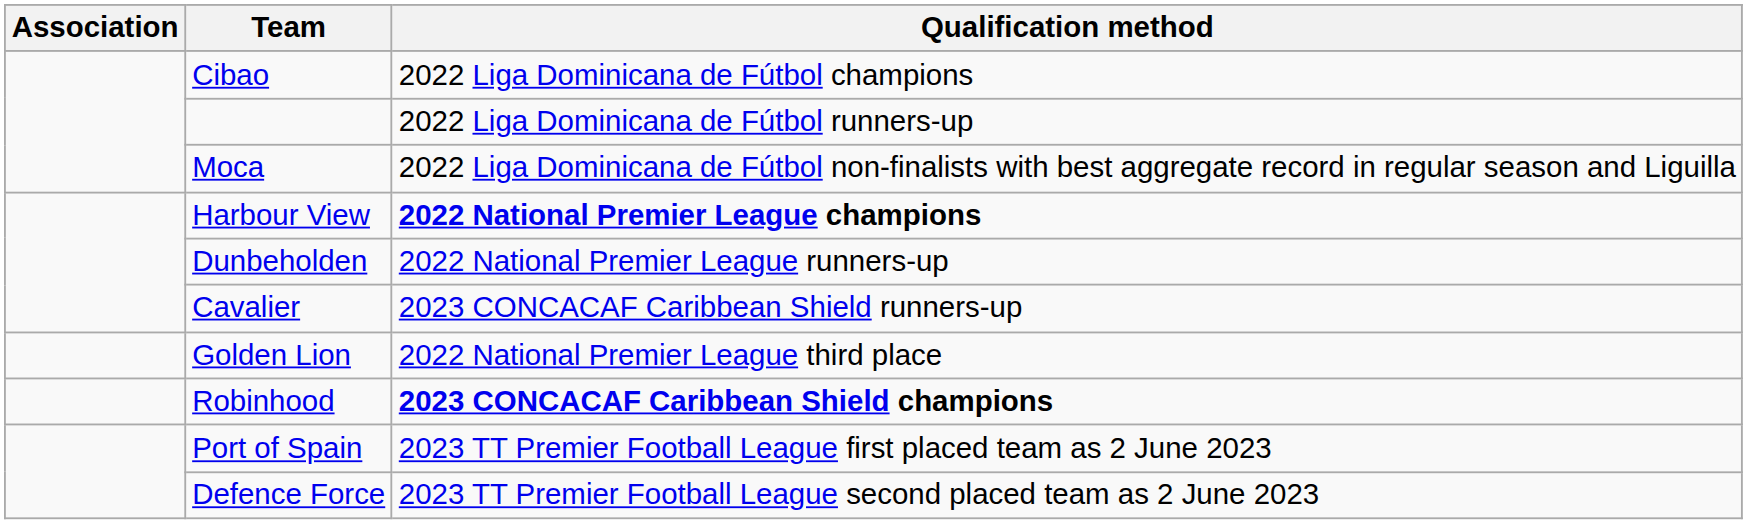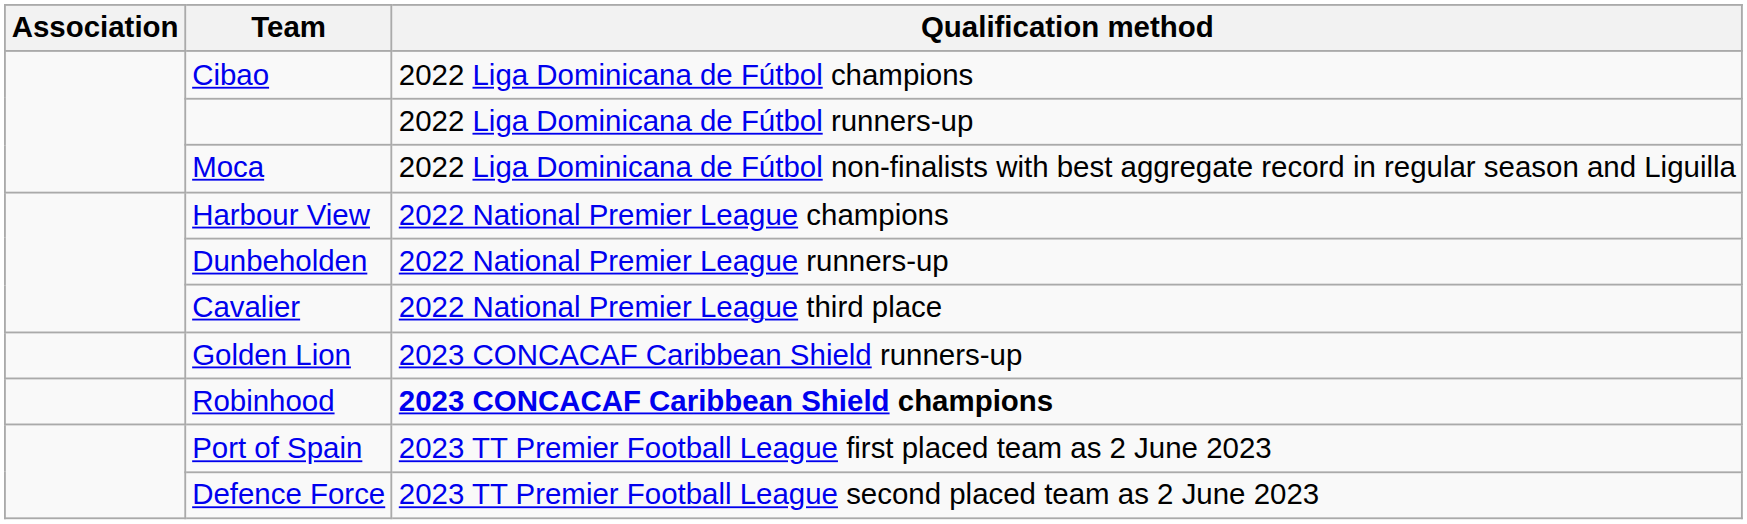(690, 214) bold -> (674, 214) normal
(711, 307) 2023 CONCACAF Caribbean Shield runners-up -> (670, 307) 2022 National Premier League third place
(670, 354) 2022 National Premier League third place -> (711, 354) 2023 CONCACAF Caribbean Shield runners-up
